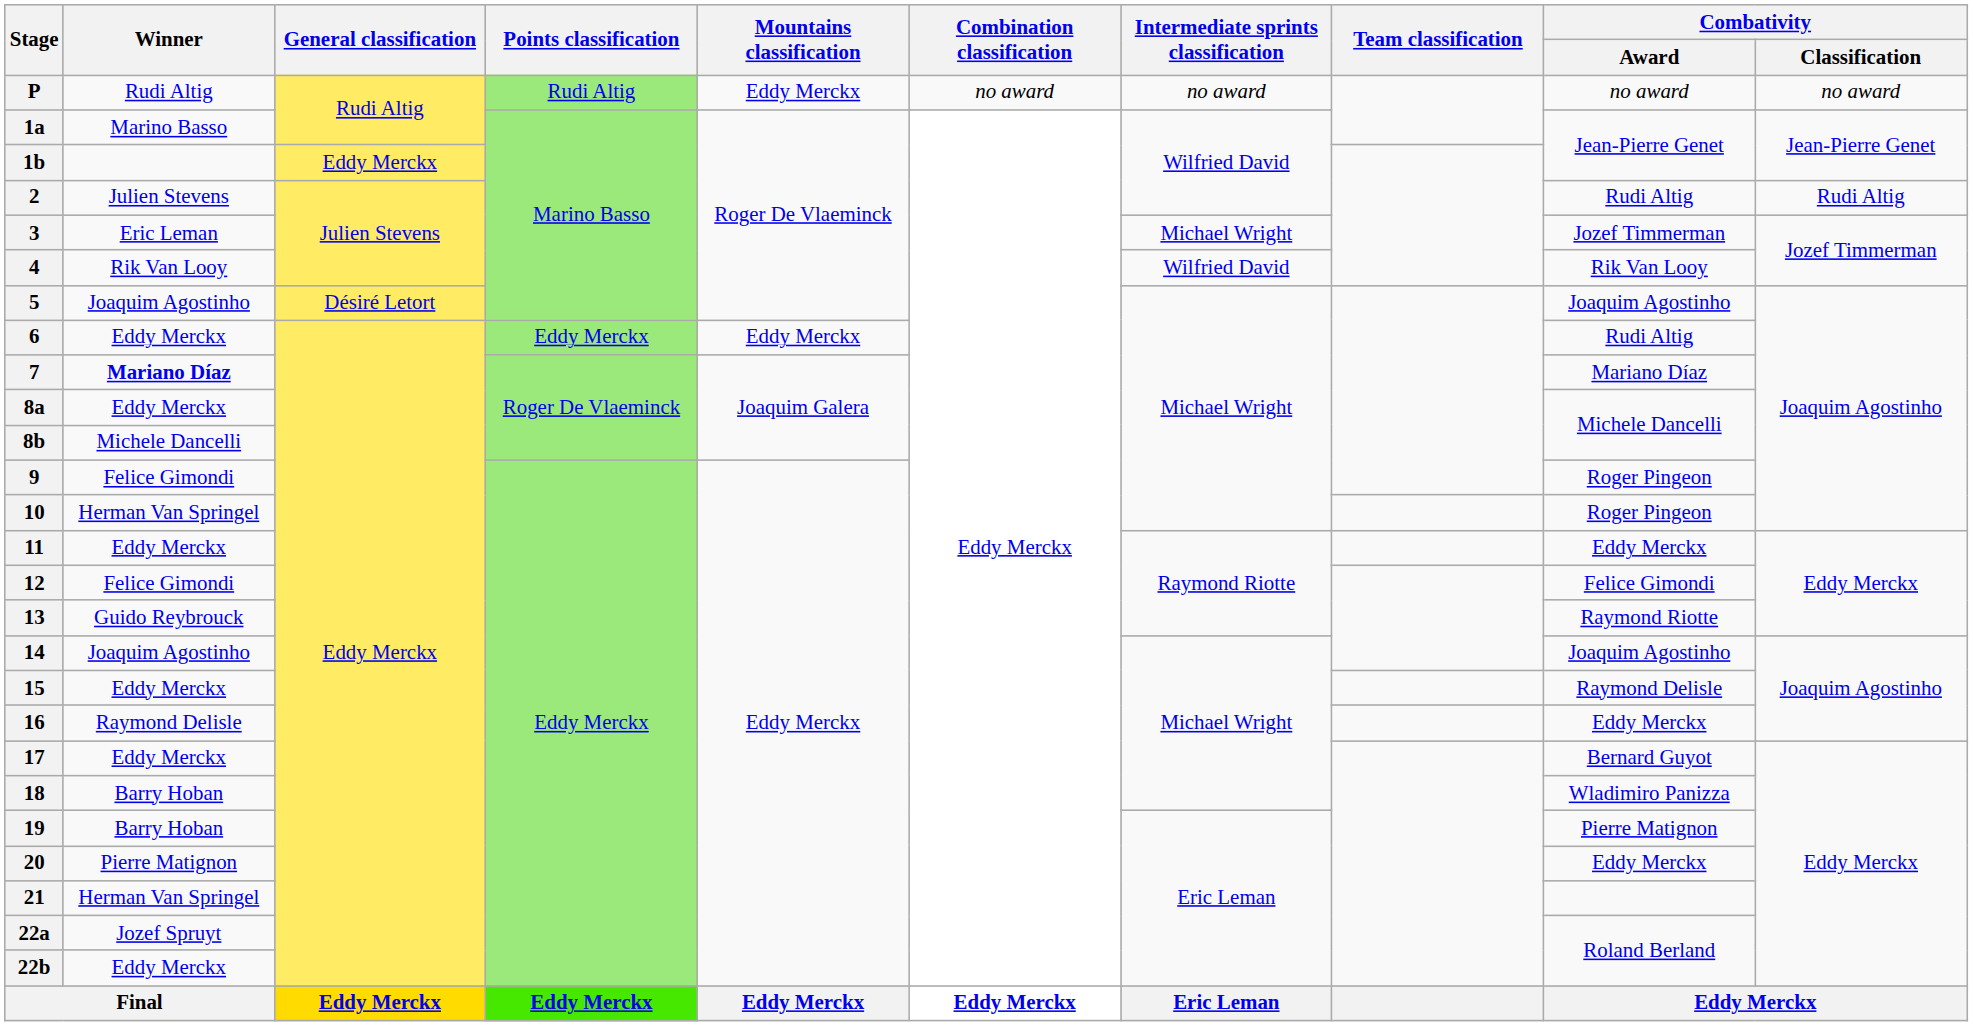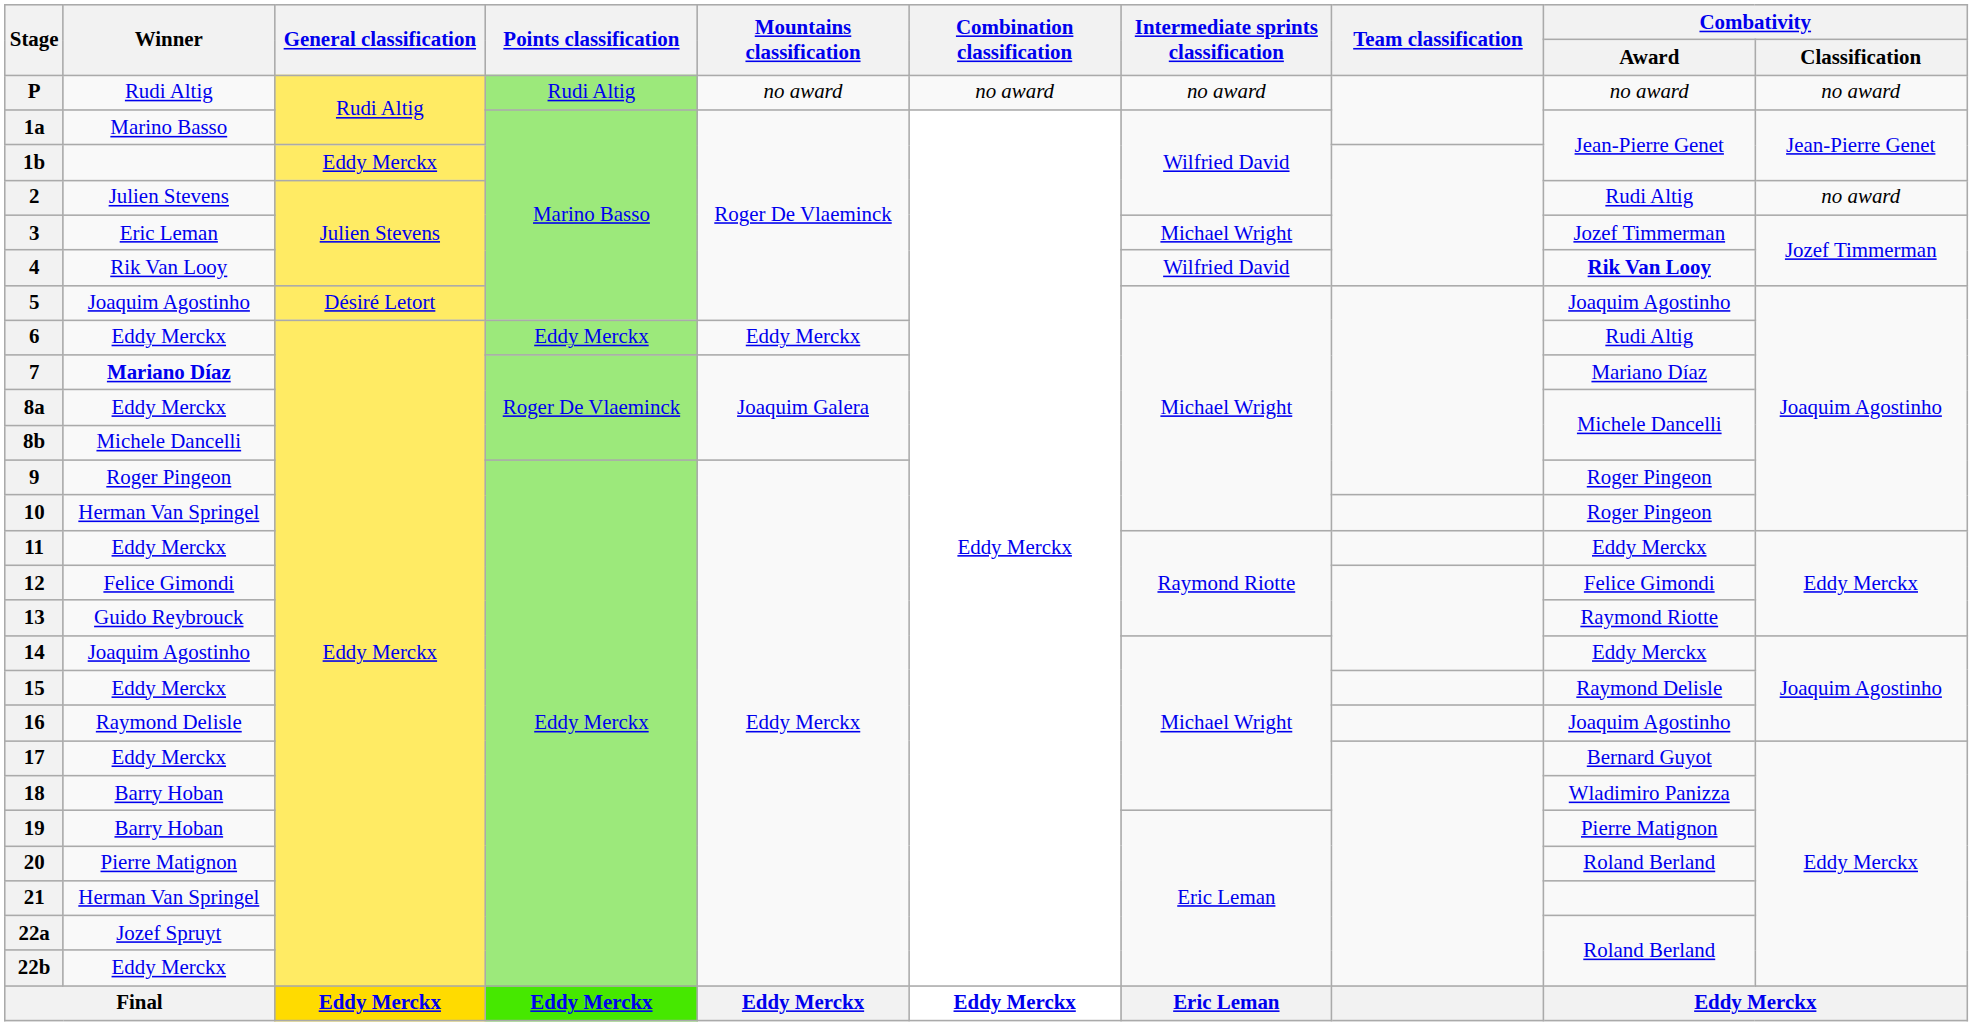(803, 92) Eddy Merckx -> (803, 92) no award
(1861, 197) Rudi Altig -> (1861, 197) no award
(1649, 267) normal -> (1649, 267) bold
(169, 477) Felice Gimondi -> (169, 477) Roger Pingeon
(1649, 652) Joaquim Agostinho -> (1649, 652) Eddy Merckx
(1649, 722) Eddy Merckx -> (1649, 722) Joaquim Agostinho
(1649, 863) Eddy Merckx -> (1649, 863) Roland Berland
